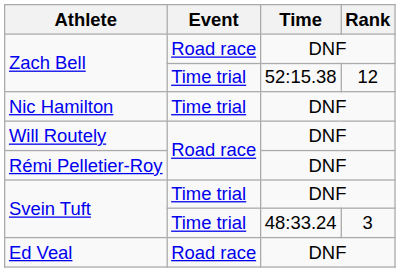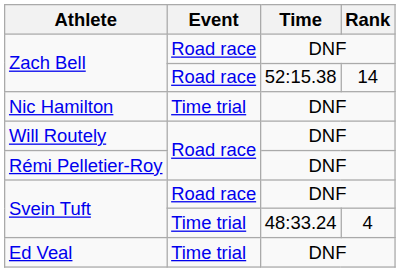(209, 78) Time trial -> (214, 78) Road race
(368, 78) 12 -> (368, 78) 14
(209, 194) Time trial -> (214, 194) Road race
(368, 223) 3 -> (368, 223) 4
(214, 253) Road race -> (209, 253) Time trial
